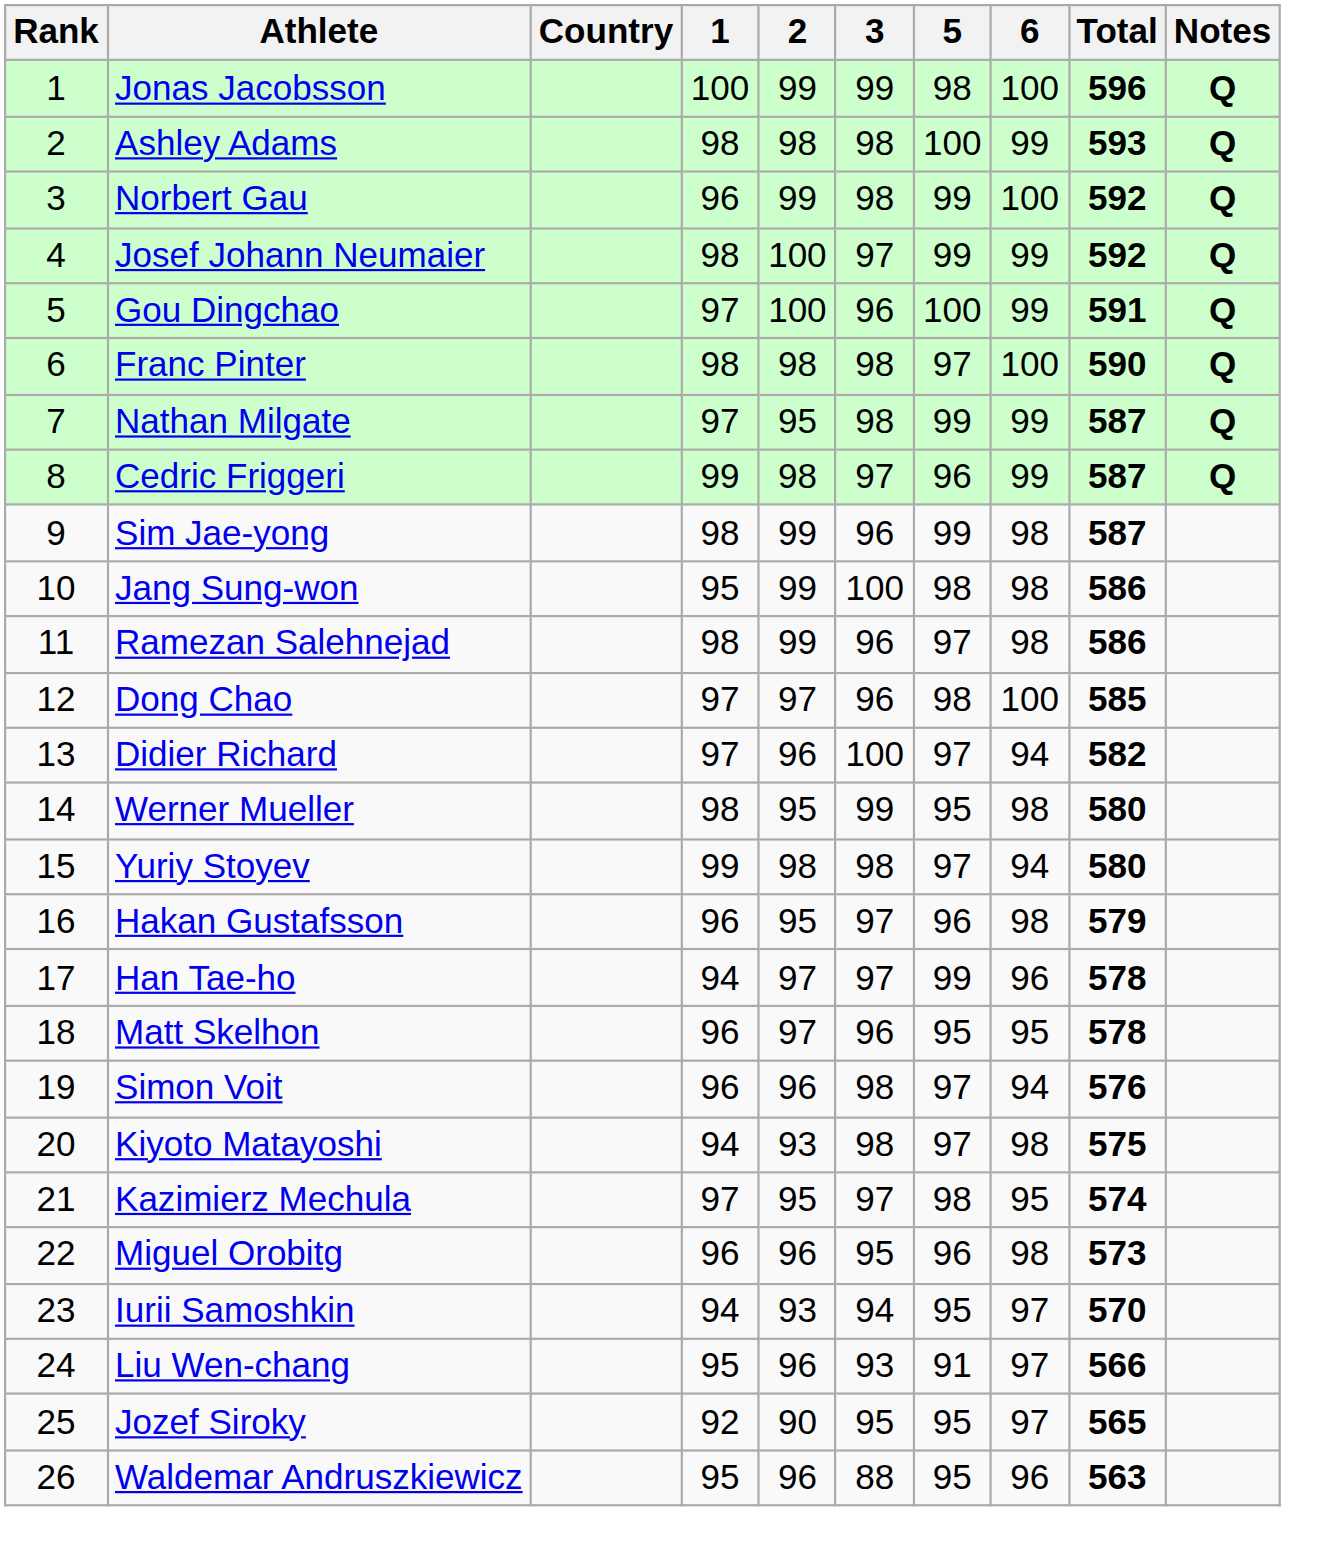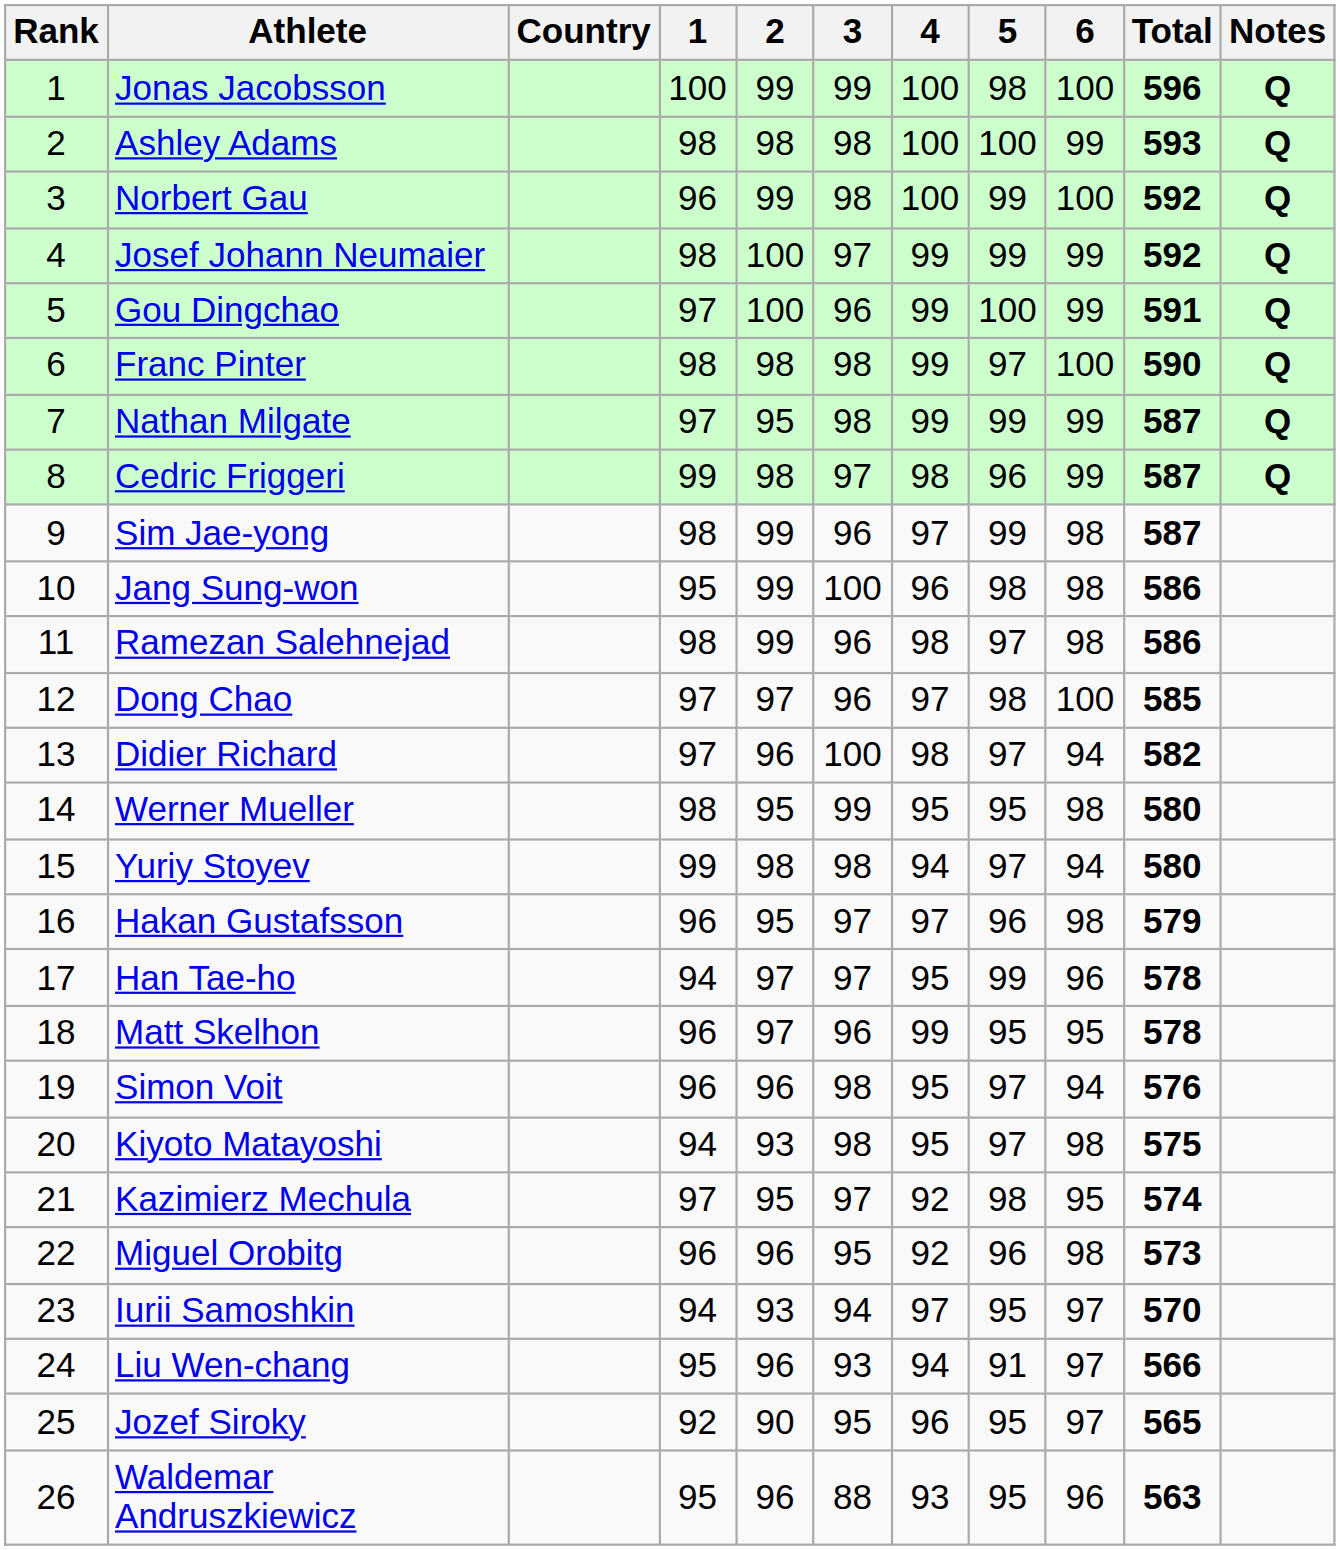+ column: (930, 32)
